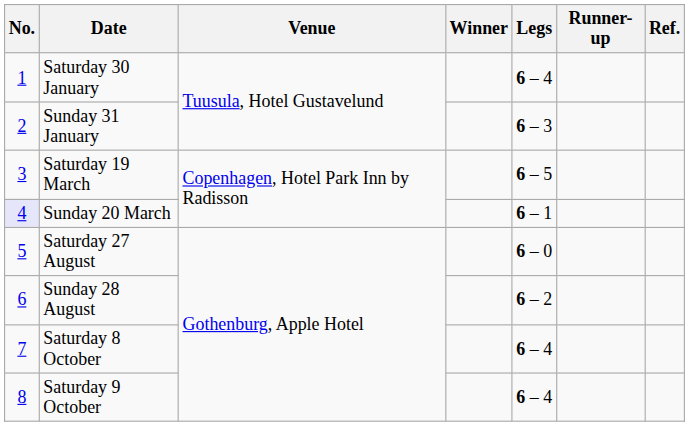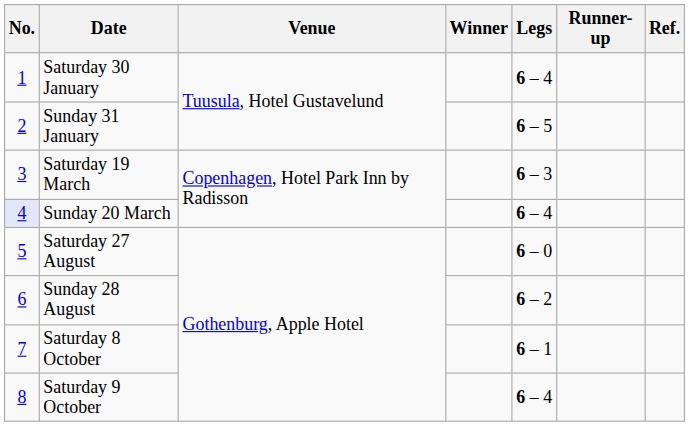(534, 125) 6 – 3 -> (534, 125) 6 – 5
(534, 174) 6 – 5 -> (534, 174) 6 – 3
(534, 213) 6 – 1 -> (534, 213) 6 – 4
(534, 348) 6 – 4 -> (534, 348) 6 – 1
